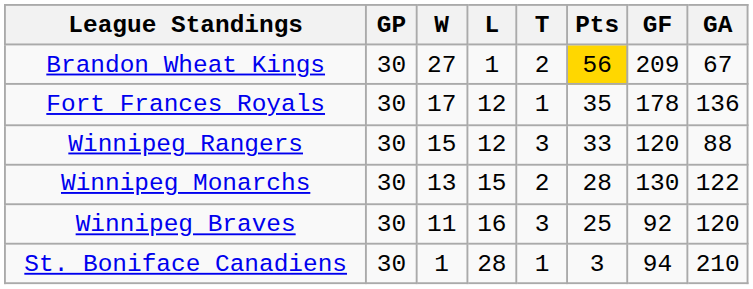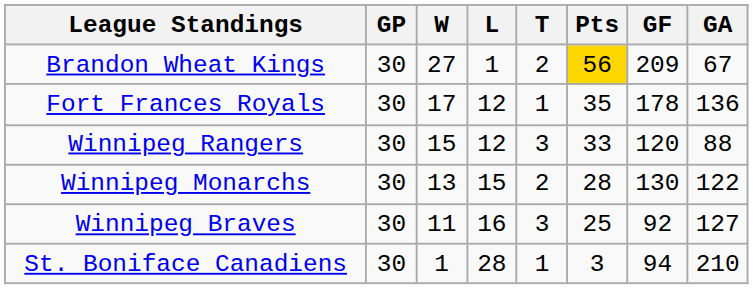(718, 224) 120 -> (718, 224) 127
